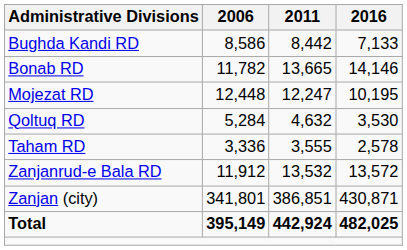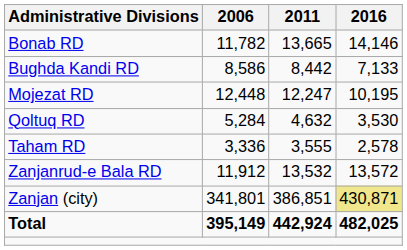rows swapped: (46, 69) <-> (74, 43)
(369, 198) no background -> (369, 198) khaki background
